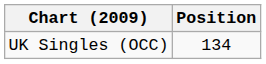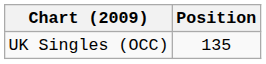(216, 45) 134 -> (216, 45) 135
